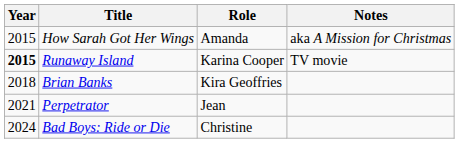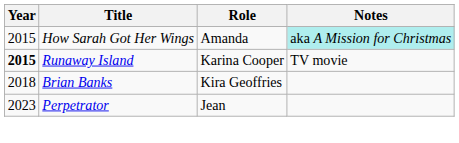(371, 37) no background -> (371, 37) paleturquoise background
(22, 104) 2021 -> (22, 104) 2023
- row: (106, 127)
